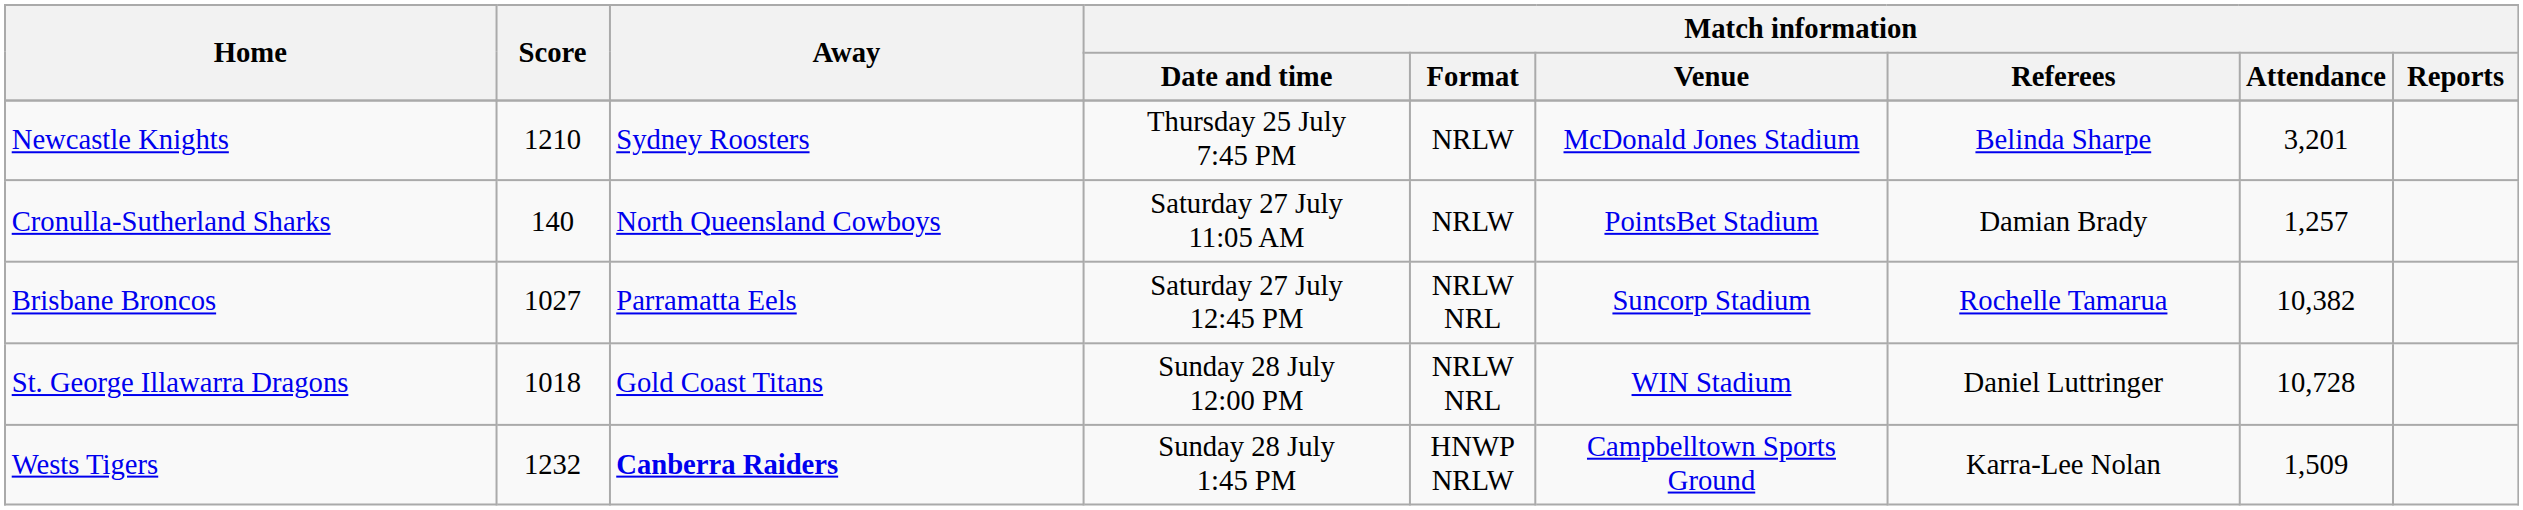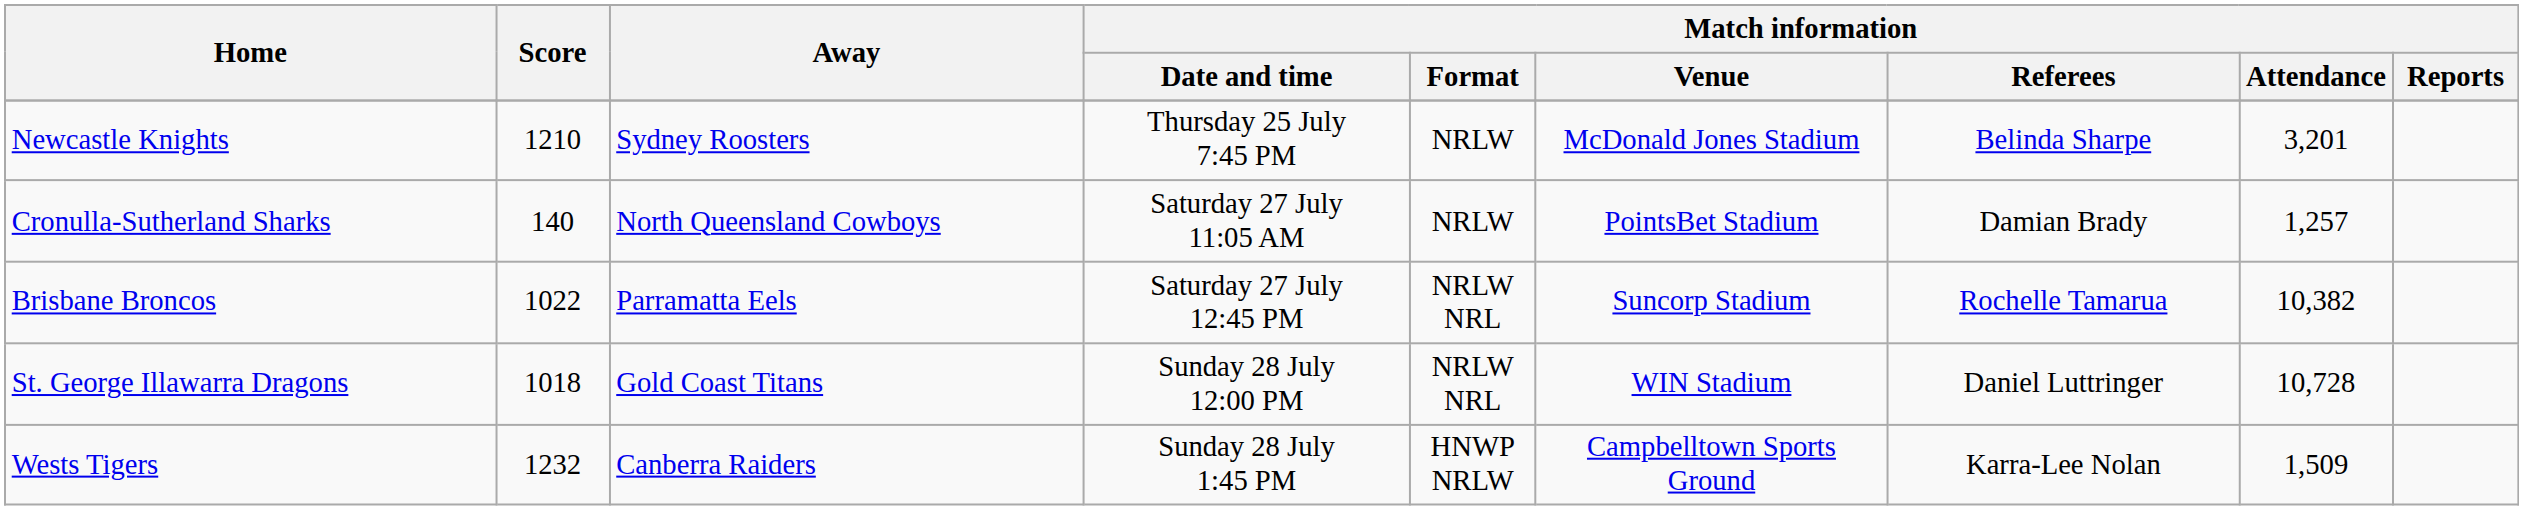(553, 302) 1027 -> (553, 302) 1022
(727, 464) bold -> (716, 464) normal
